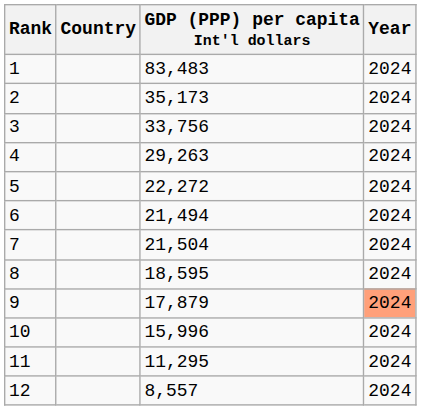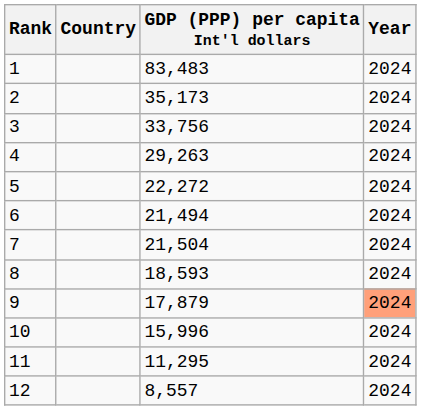(177, 274) 18,595 -> (177, 274) 18,593
